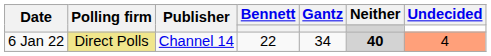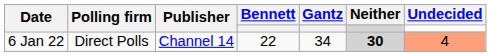(112, 41) khaki background -> (112, 41) no background
(375, 41) 40 -> (375, 41) 30
